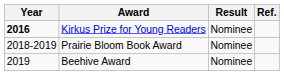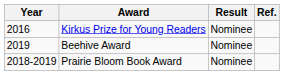(18, 29) bold -> (18, 29) normal
rows swapped: (122, 45) <-> (96, 62)
